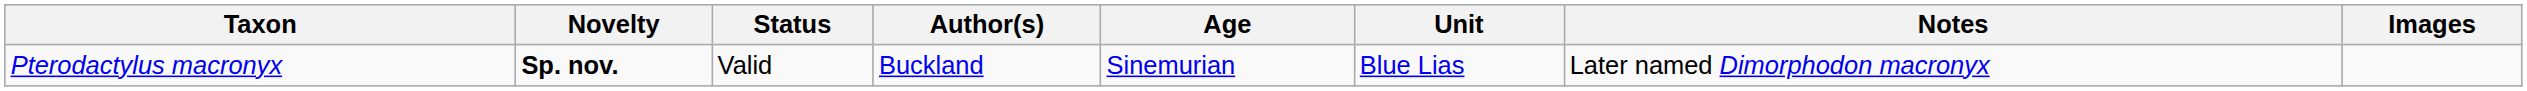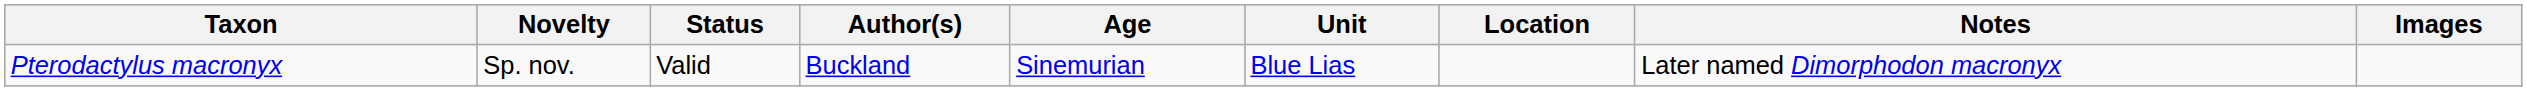+ column: (1537, 24)
(570, 65) bold -> (529, 65) normal
